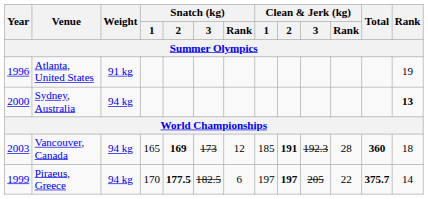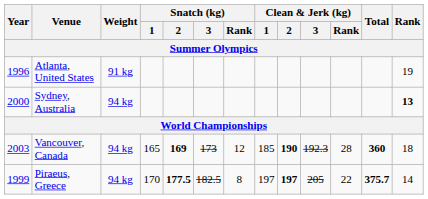(289, 149) 191 -> (289, 149) 190
(239, 179) 6 -> (239, 179) 8
